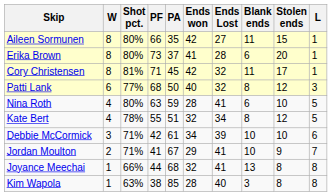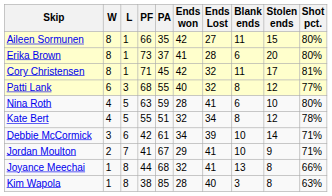columns swapped: (318, 18) <-> (134, 18)
(173, 87) 50 -> (163, 87) 55
(282, 135) 10 -> (272, 135) 14
